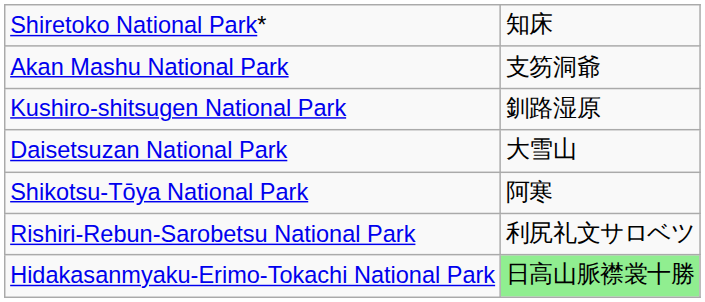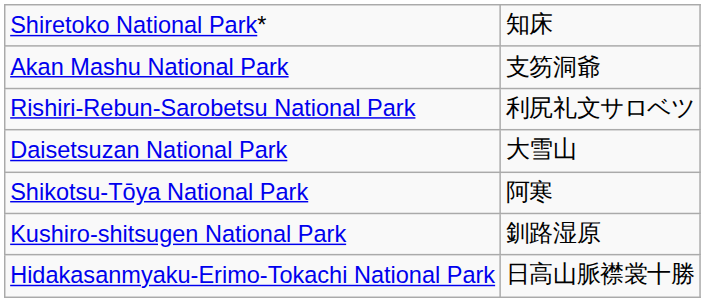rows swapped: (178, 108) <-> (213, 233)
(600, 274) lightgreen background -> (600, 274) no background
